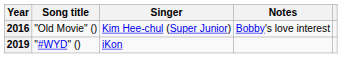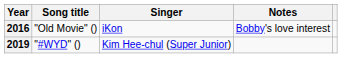(167, 28) Kim Hee-chul (Super Junior) -> (112, 28) iKon
(112, 45) iKon -> (167, 45) Kim Hee-chul (Super Junior)
